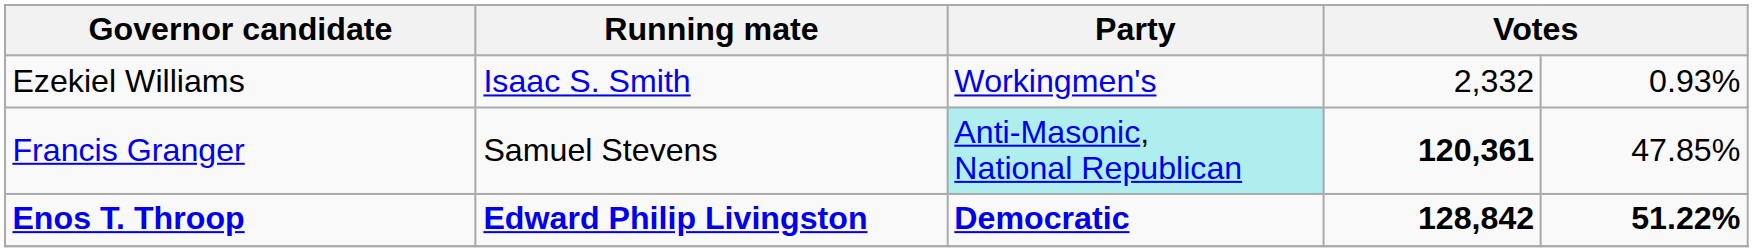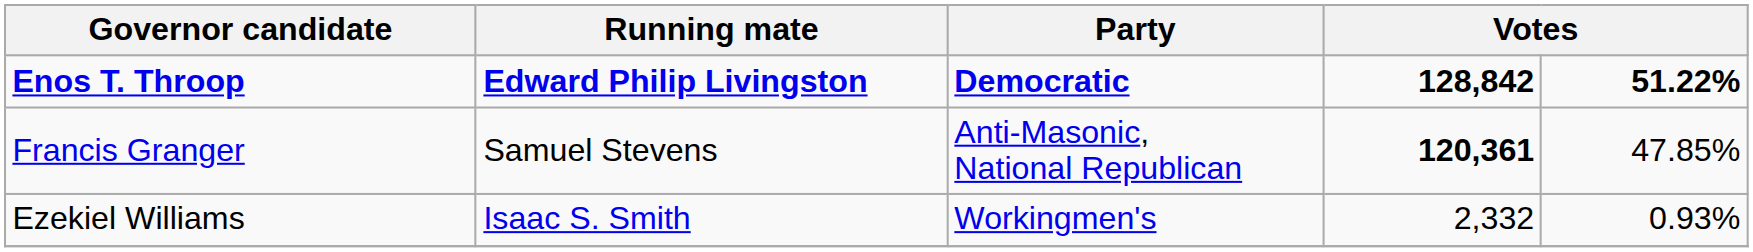rows swapped: (129, 219) <-> (129, 81)
(1098, 150) paleturquoise background -> (1098, 150) no background
